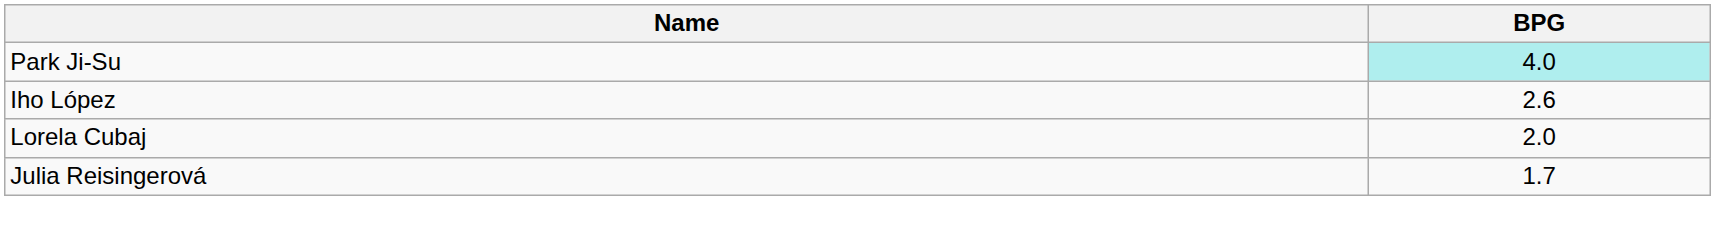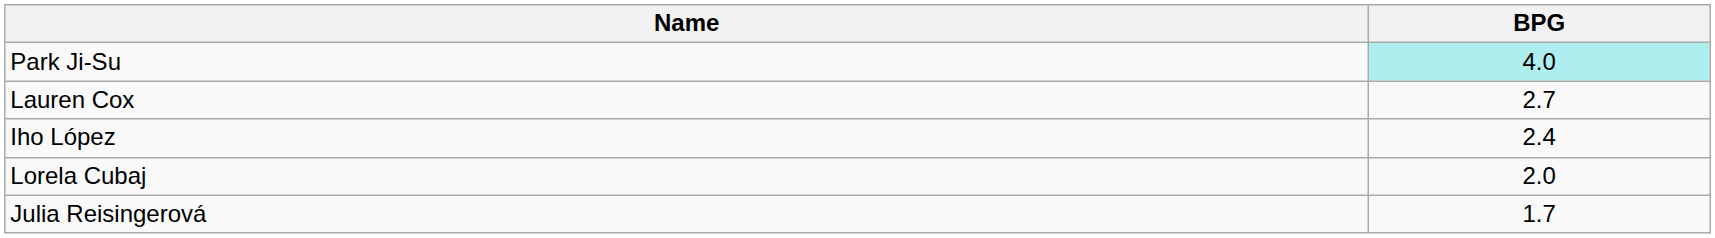+ row: (72, 99)
(1539, 99) 2.6 -> (1539, 137) 2.4
